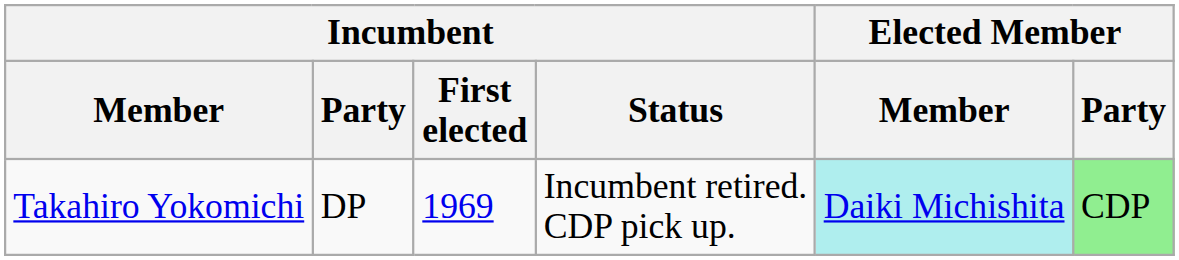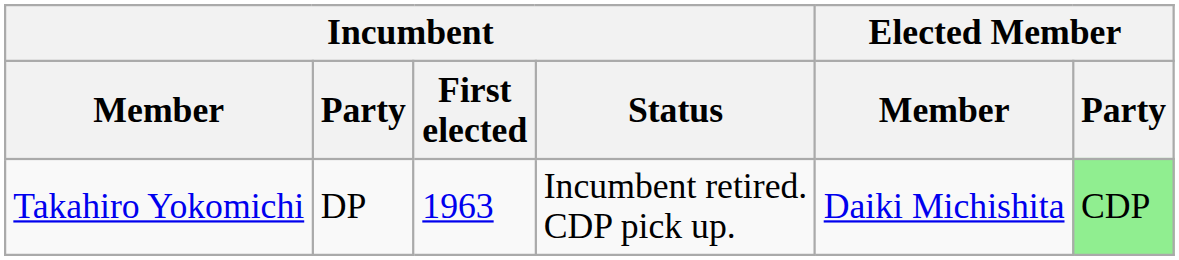(458, 206) 1969 -> (458, 206) 1963
(944, 206) paleturquoise background -> (944, 206) no background
